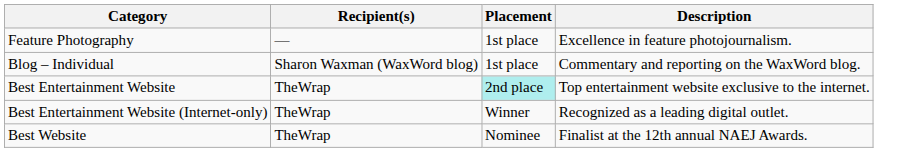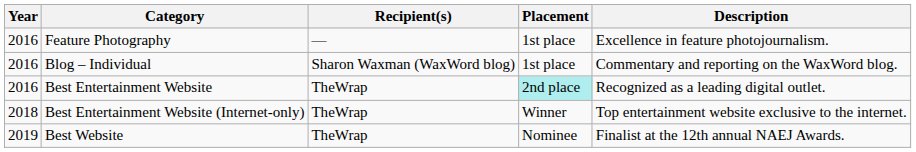+ column: (23, 16)
(714, 87) Top entertainment website exclusive to the internet. -> (711, 87) Recognized as a leading digital outlet.
(674, 111) Recognized as a leading digital outlet. -> (751, 111) Top entertainment website exclusive to the internet.
